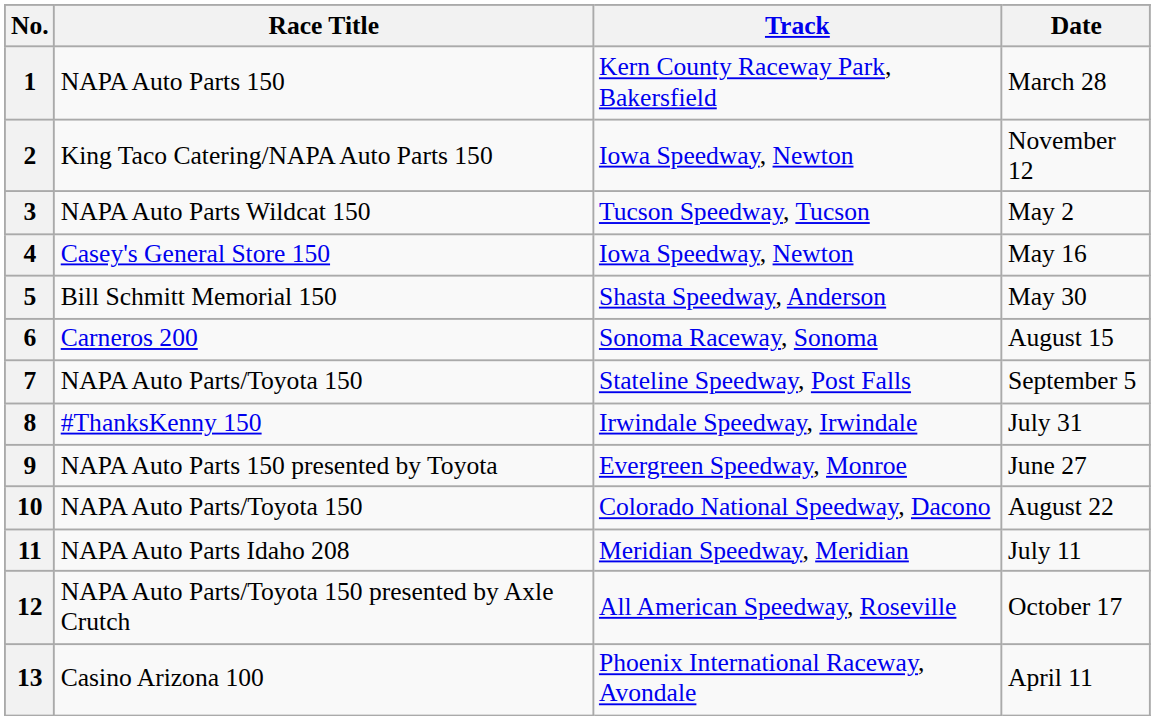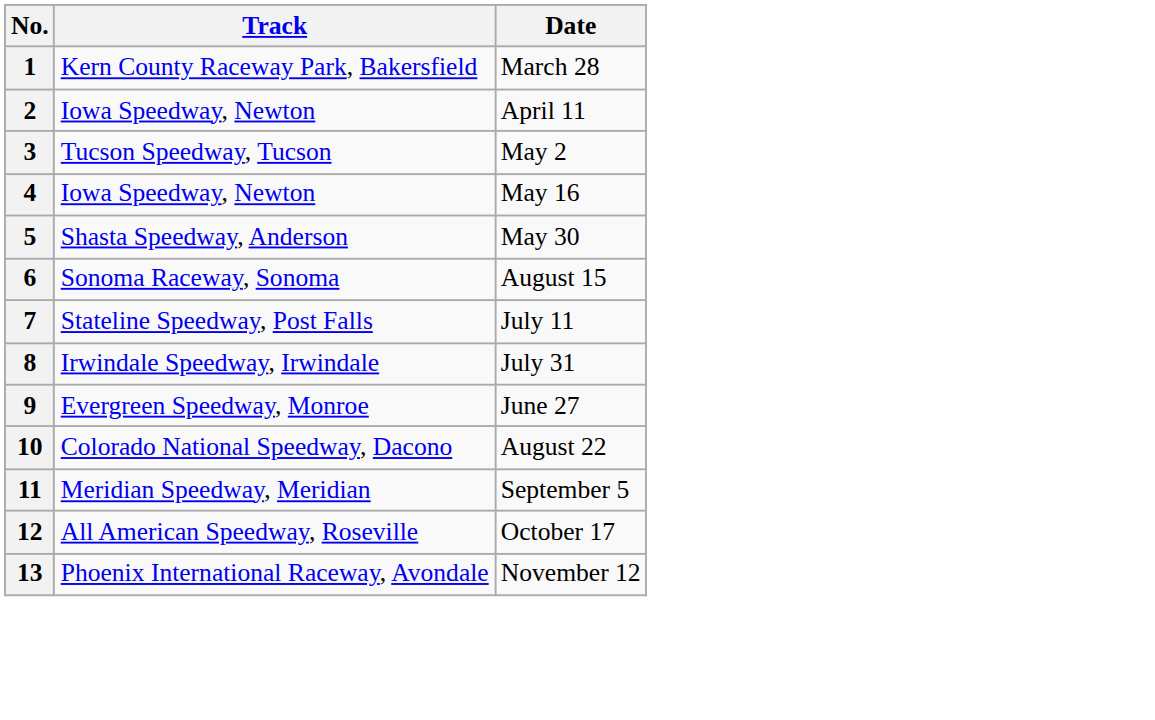- column: (324, 25)
(1062, 154) November 12 -> (543, 109) April 11
(1072, 380) September 5 -> (538, 320) July 11
(1045, 549) July 11 -> (565, 489) September 5
(1050, 678) April 11 -> (571, 573) November 12
